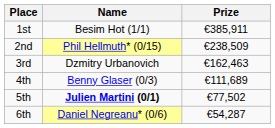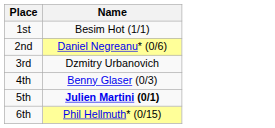- column: (226, 13)
(112, 47) Phil Hellmuth* (0/15) -> (112, 47) Daniel Negreanu* (0/6)
(112, 115) Daniel Negreanu* (0/6) -> (112, 115) Phil Hellmuth* (0/15)
